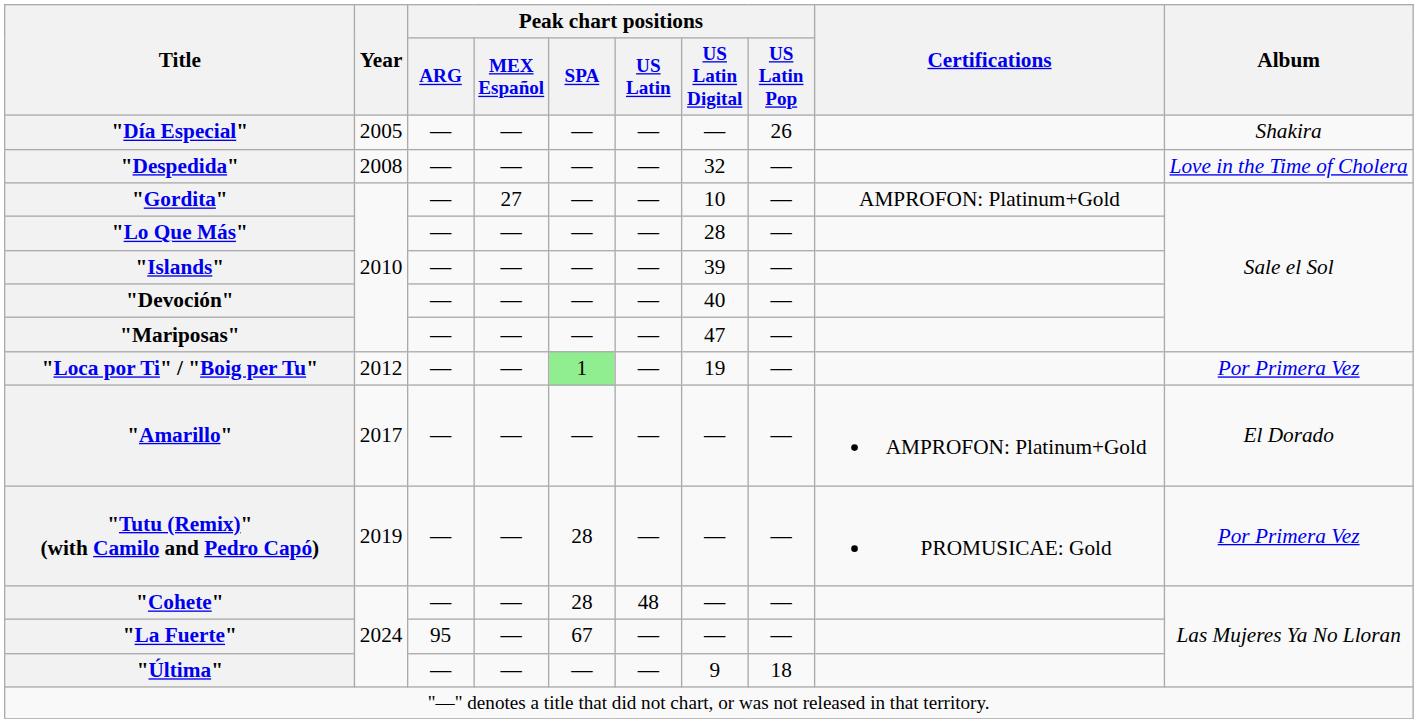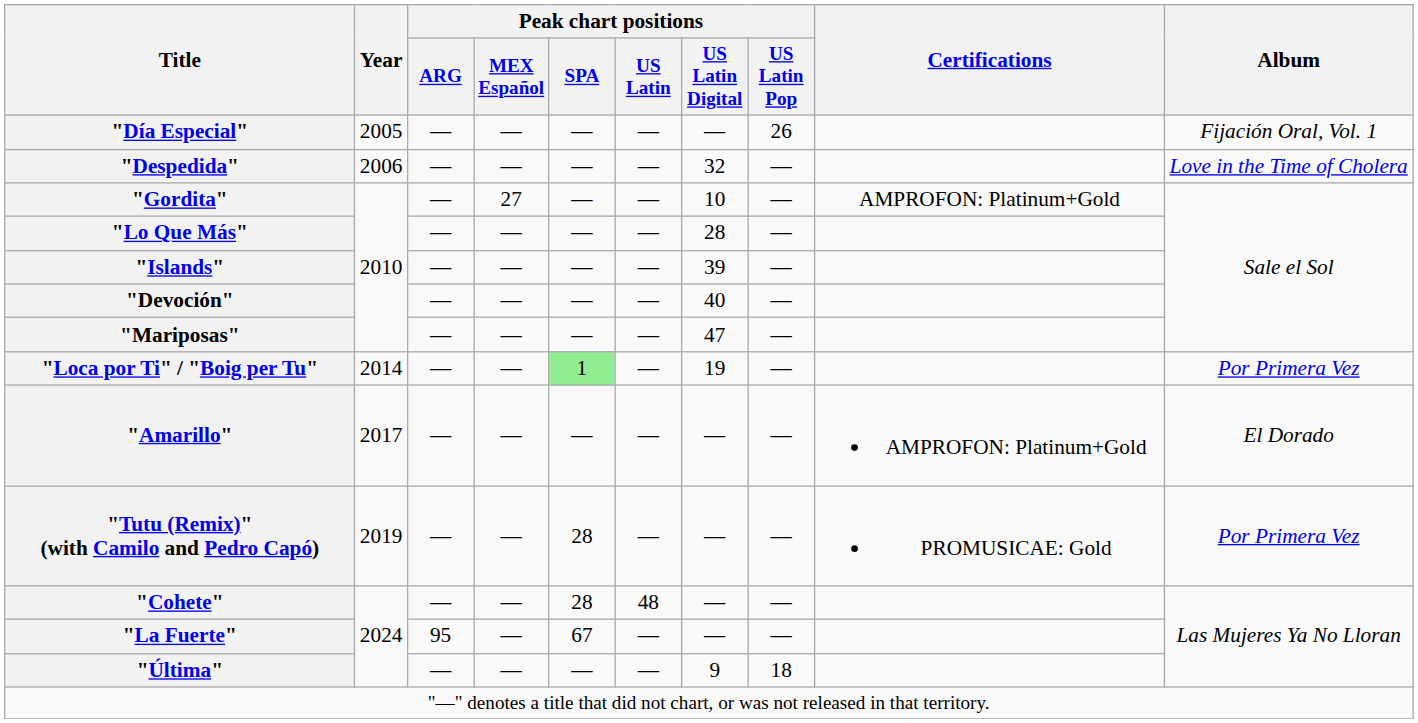(1289, 131) Shakira -> (1289, 131) Fijación Oral, Vol. 1
(381, 165) 2008 -> (381, 165) 2006
(381, 368) 2012 -> (381, 368) 2014
